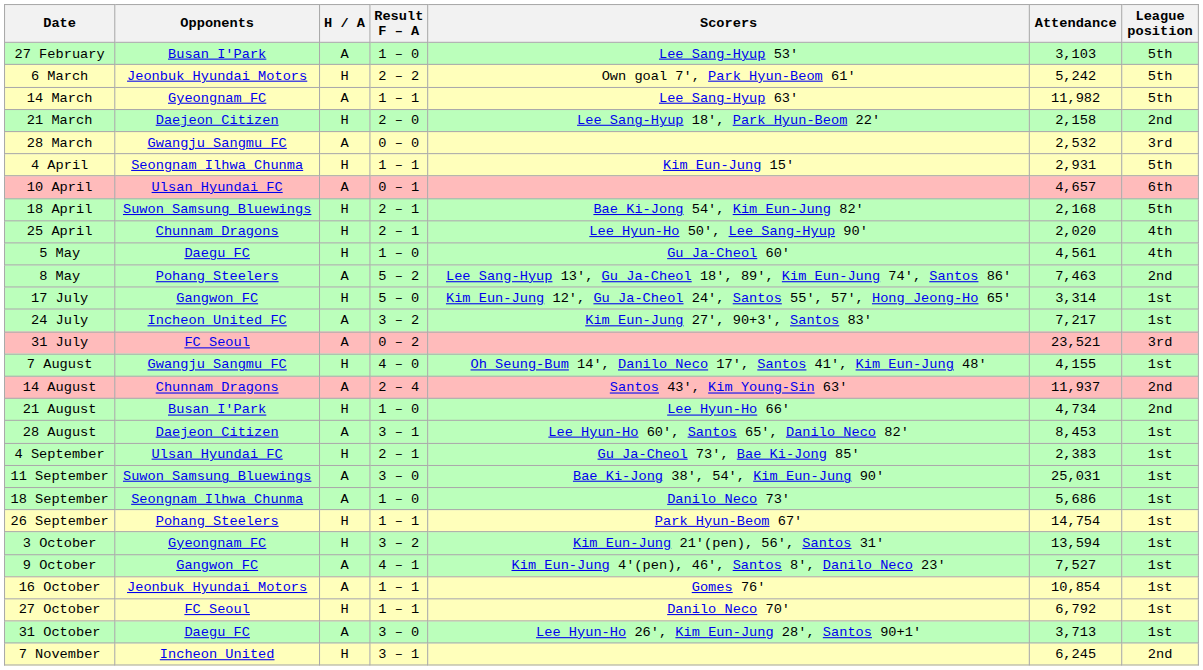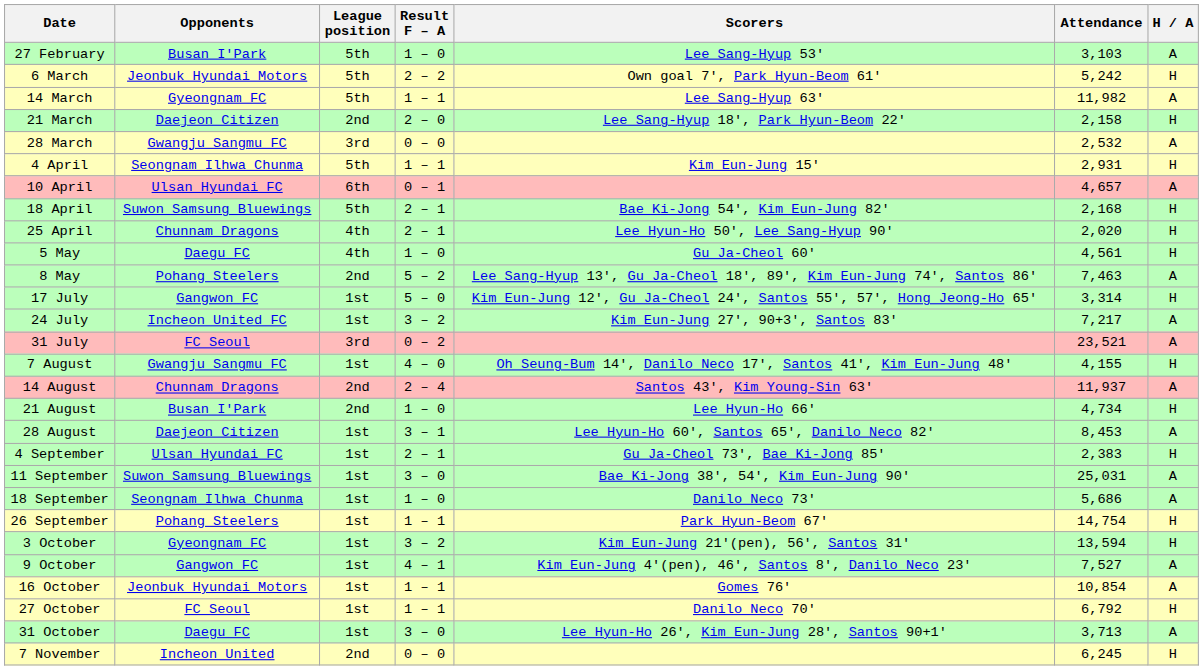columns swapped: (345, 24) <-> (1160, 24)
(399, 654) 3 – 1 -> (425, 654) 0 – 0
